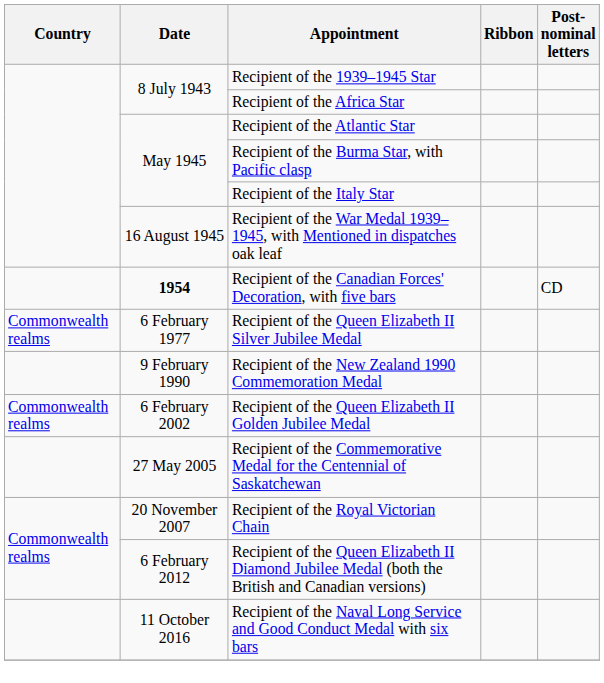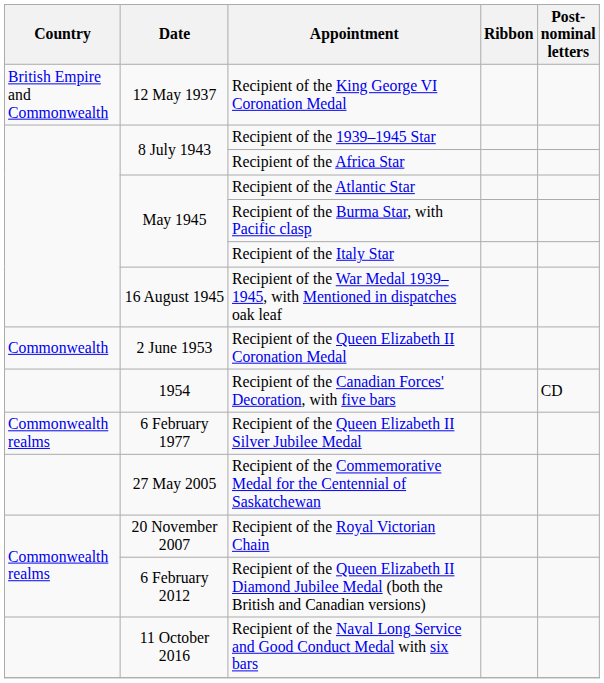+ row: (335, 94)
+ row: (343, 348)
(174, 288) bold -> (174, 390) normal
- row: (344, 373)
- row: (343, 415)
